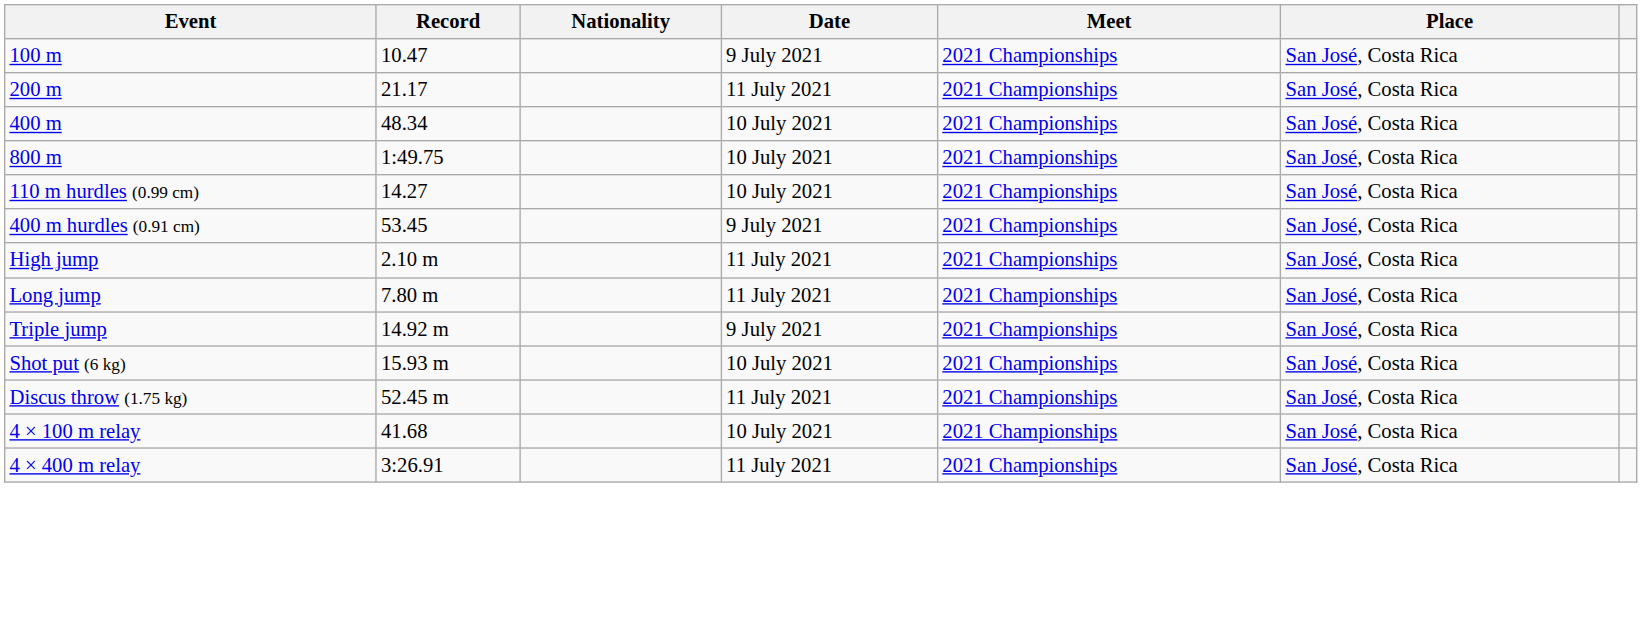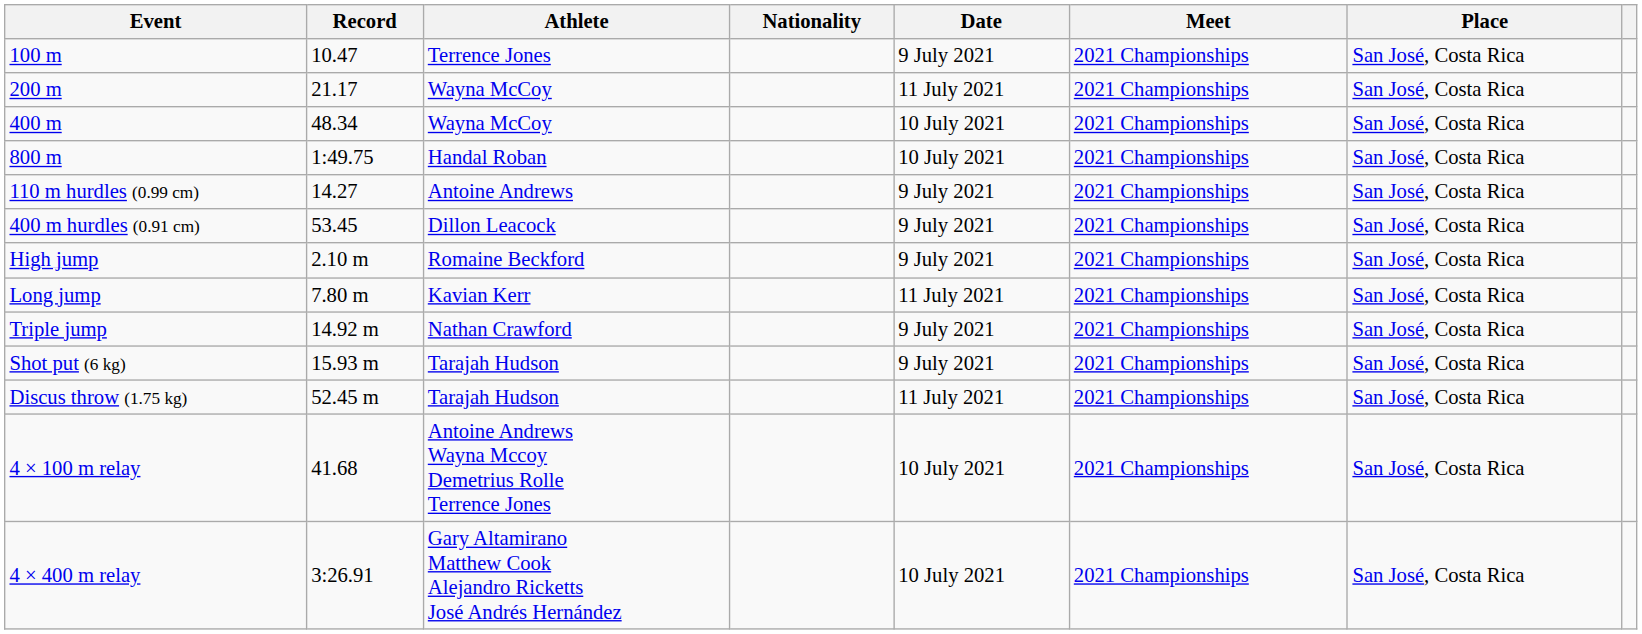+ column: (577, 21)
(779, 192) 10 July 2021 -> (946, 192) 9 July 2021
(779, 260) 11 July 2021 -> (946, 260) 9 July 2021
(779, 362) 10 July 2021 -> (946, 362) 9 July 2021
(779, 464) 11 July 2021 -> (952, 574) 10 July 2021
